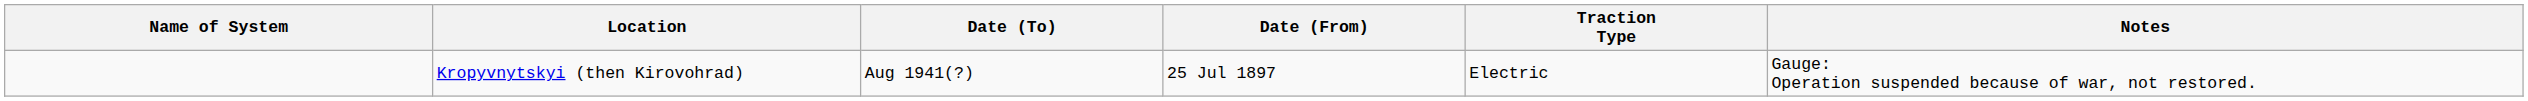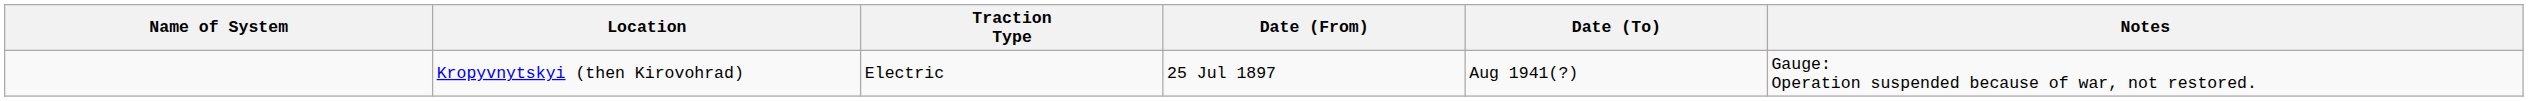columns swapped: (1616, 28) <-> (1012, 28)
